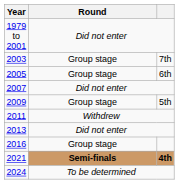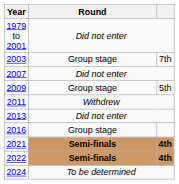- row: (16, 74)
+ row: (16, 159)
